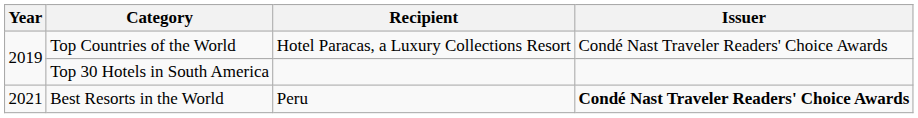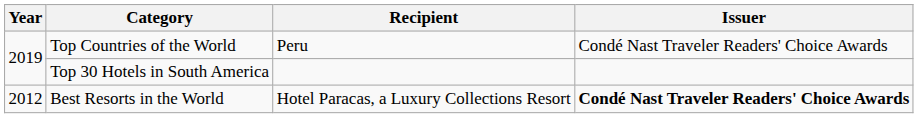(424, 44) Hotel Paracas, a Luxury Collections Resort -> (292, 44) Peru
(25, 98) 2021 -> (25, 98) 2012
(292, 98) Peru -> (424, 98) Hotel Paracas, a Luxury Collections Resort
